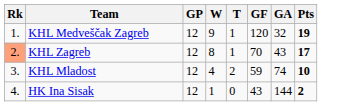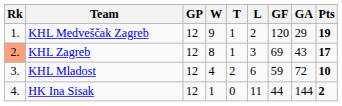+ column: (258, 14)
(280, 33) 32 -> (301, 33) 29
(256, 52) 70 -> (277, 52) 69
(280, 71) 74 -> (301, 71) 72
(256, 91) 43 -> (277, 91) 44
